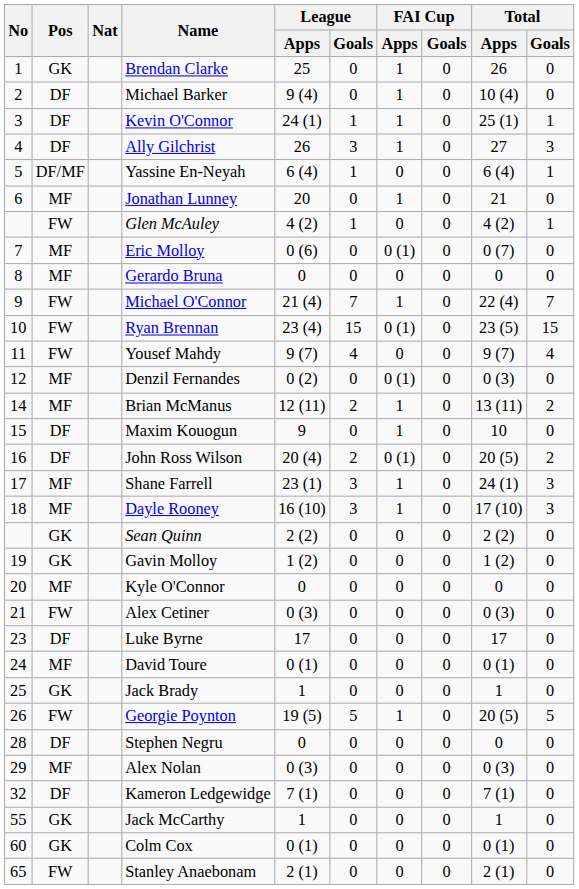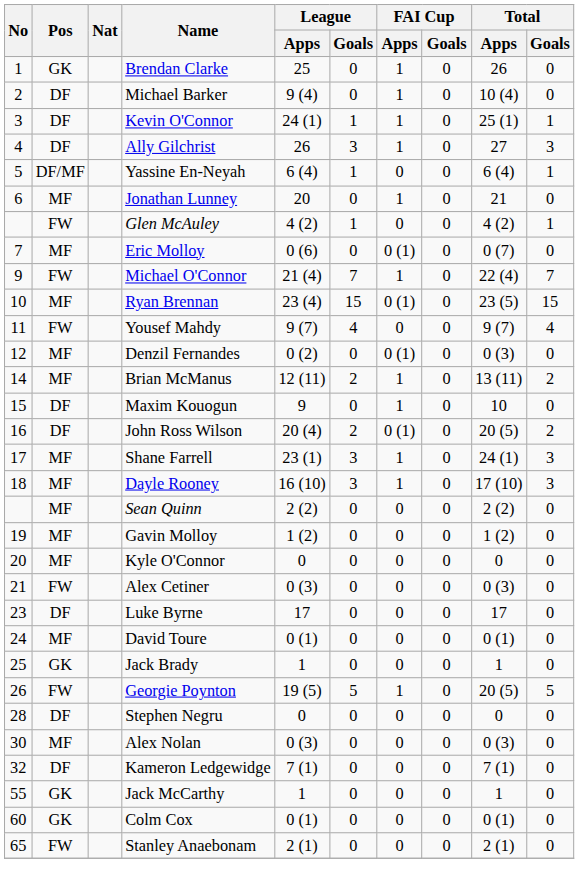- row: (174, 276)
(60, 328) FW -> (60, 302) MF
(60, 535) GK -> (60, 509) MF
(60, 560) GK -> (60, 535) MF
(18, 768) 29 -> (18, 742) 30
